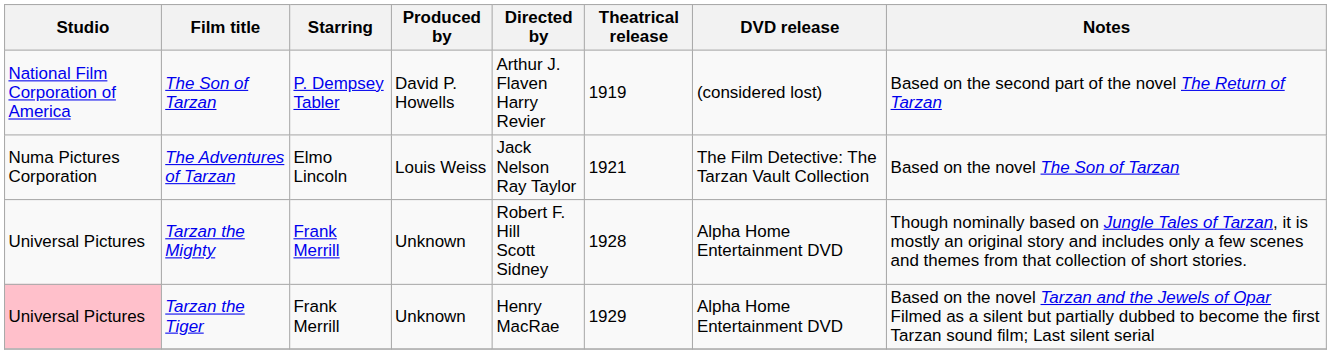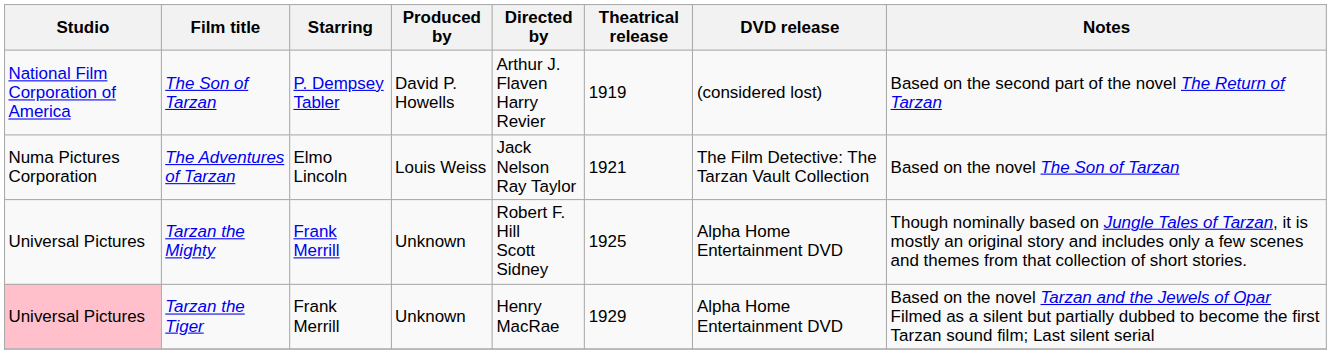(608, 241) 1928 -> (608, 241) 1925
